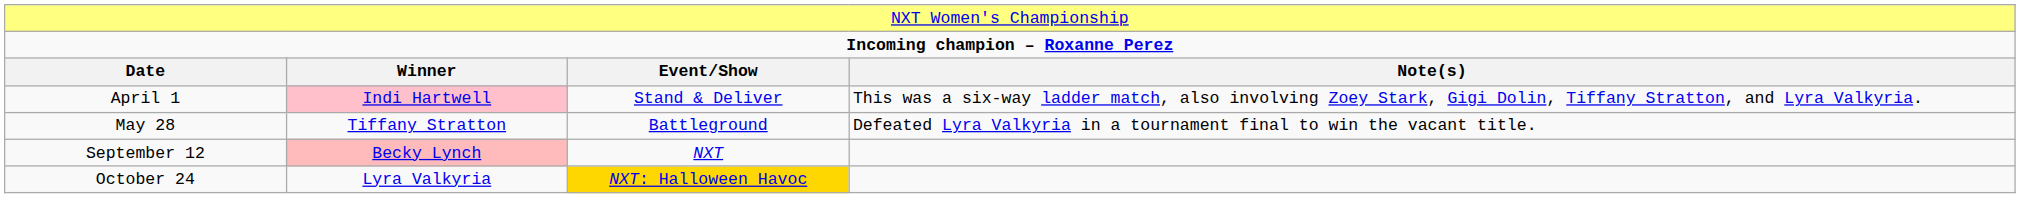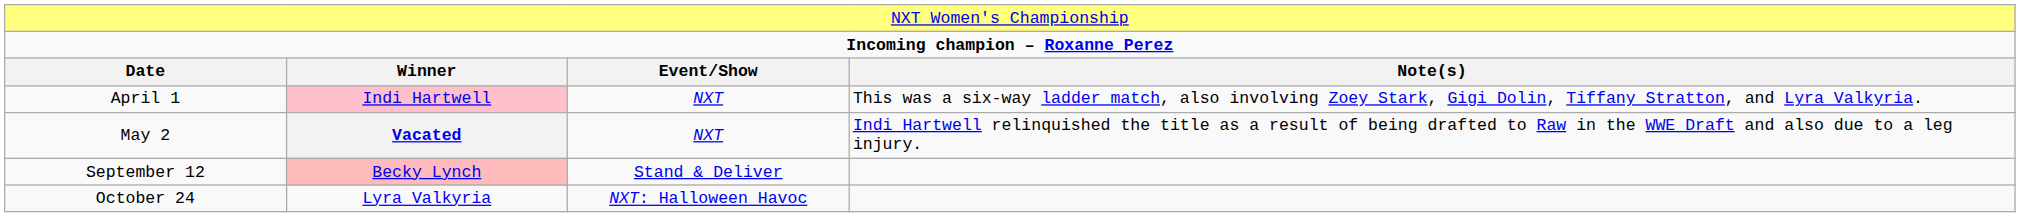(708, 99) Stand & Deliver -> (708, 99) NXT
+ row: (145, 135)
- row: (145, 126)
(708, 153) NXT -> (708, 172) Stand & Deliver
(708, 180) gold background -> (708, 199) no background
